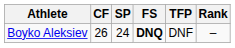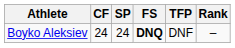(101, 33) 26 -> (101, 33) 24
